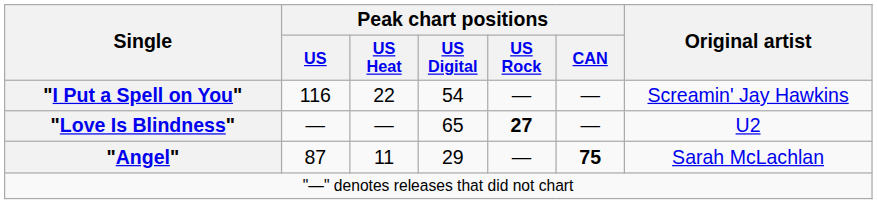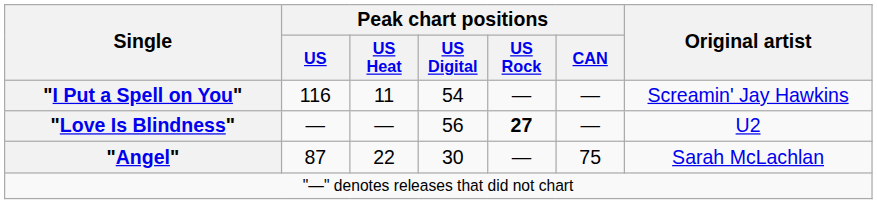(384, 95) 22 -> (384, 95) 11
(453, 126) 65 -> (453, 126) 56
(384, 157) 11 -> (384, 157) 22
(453, 157) 29 -> (453, 157) 30
(590, 157) bold -> (590, 157) normal
